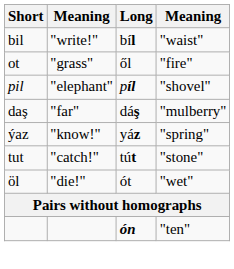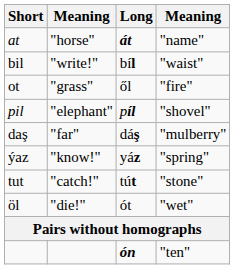+ row: (14, 39)
